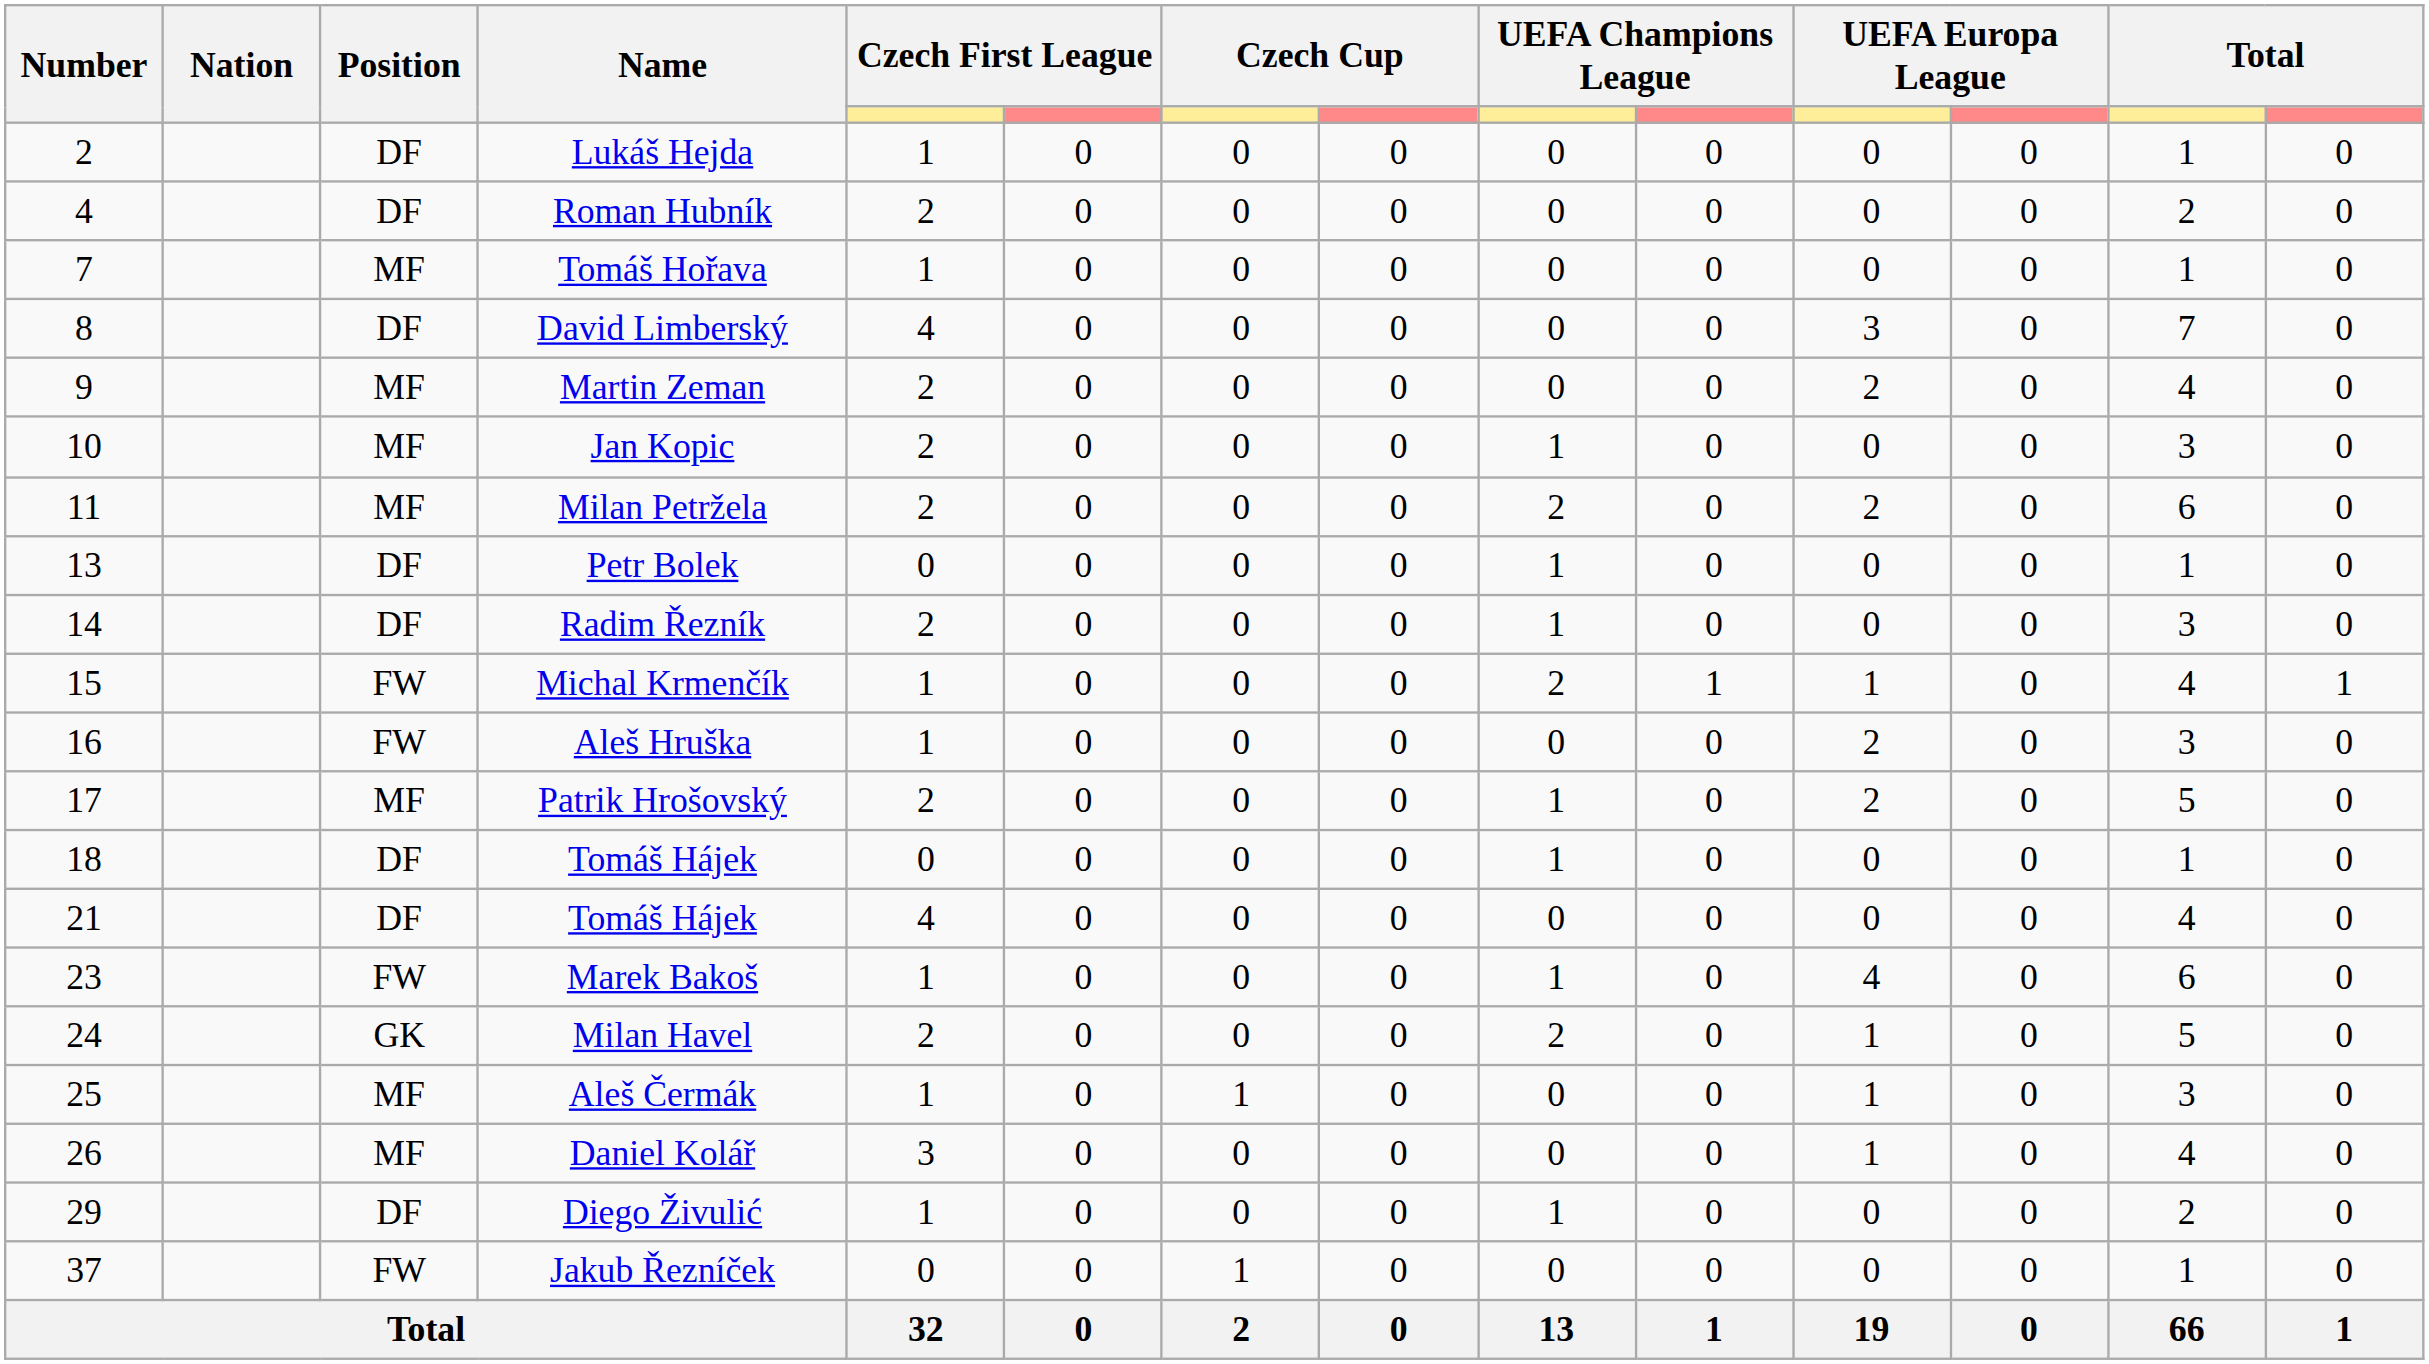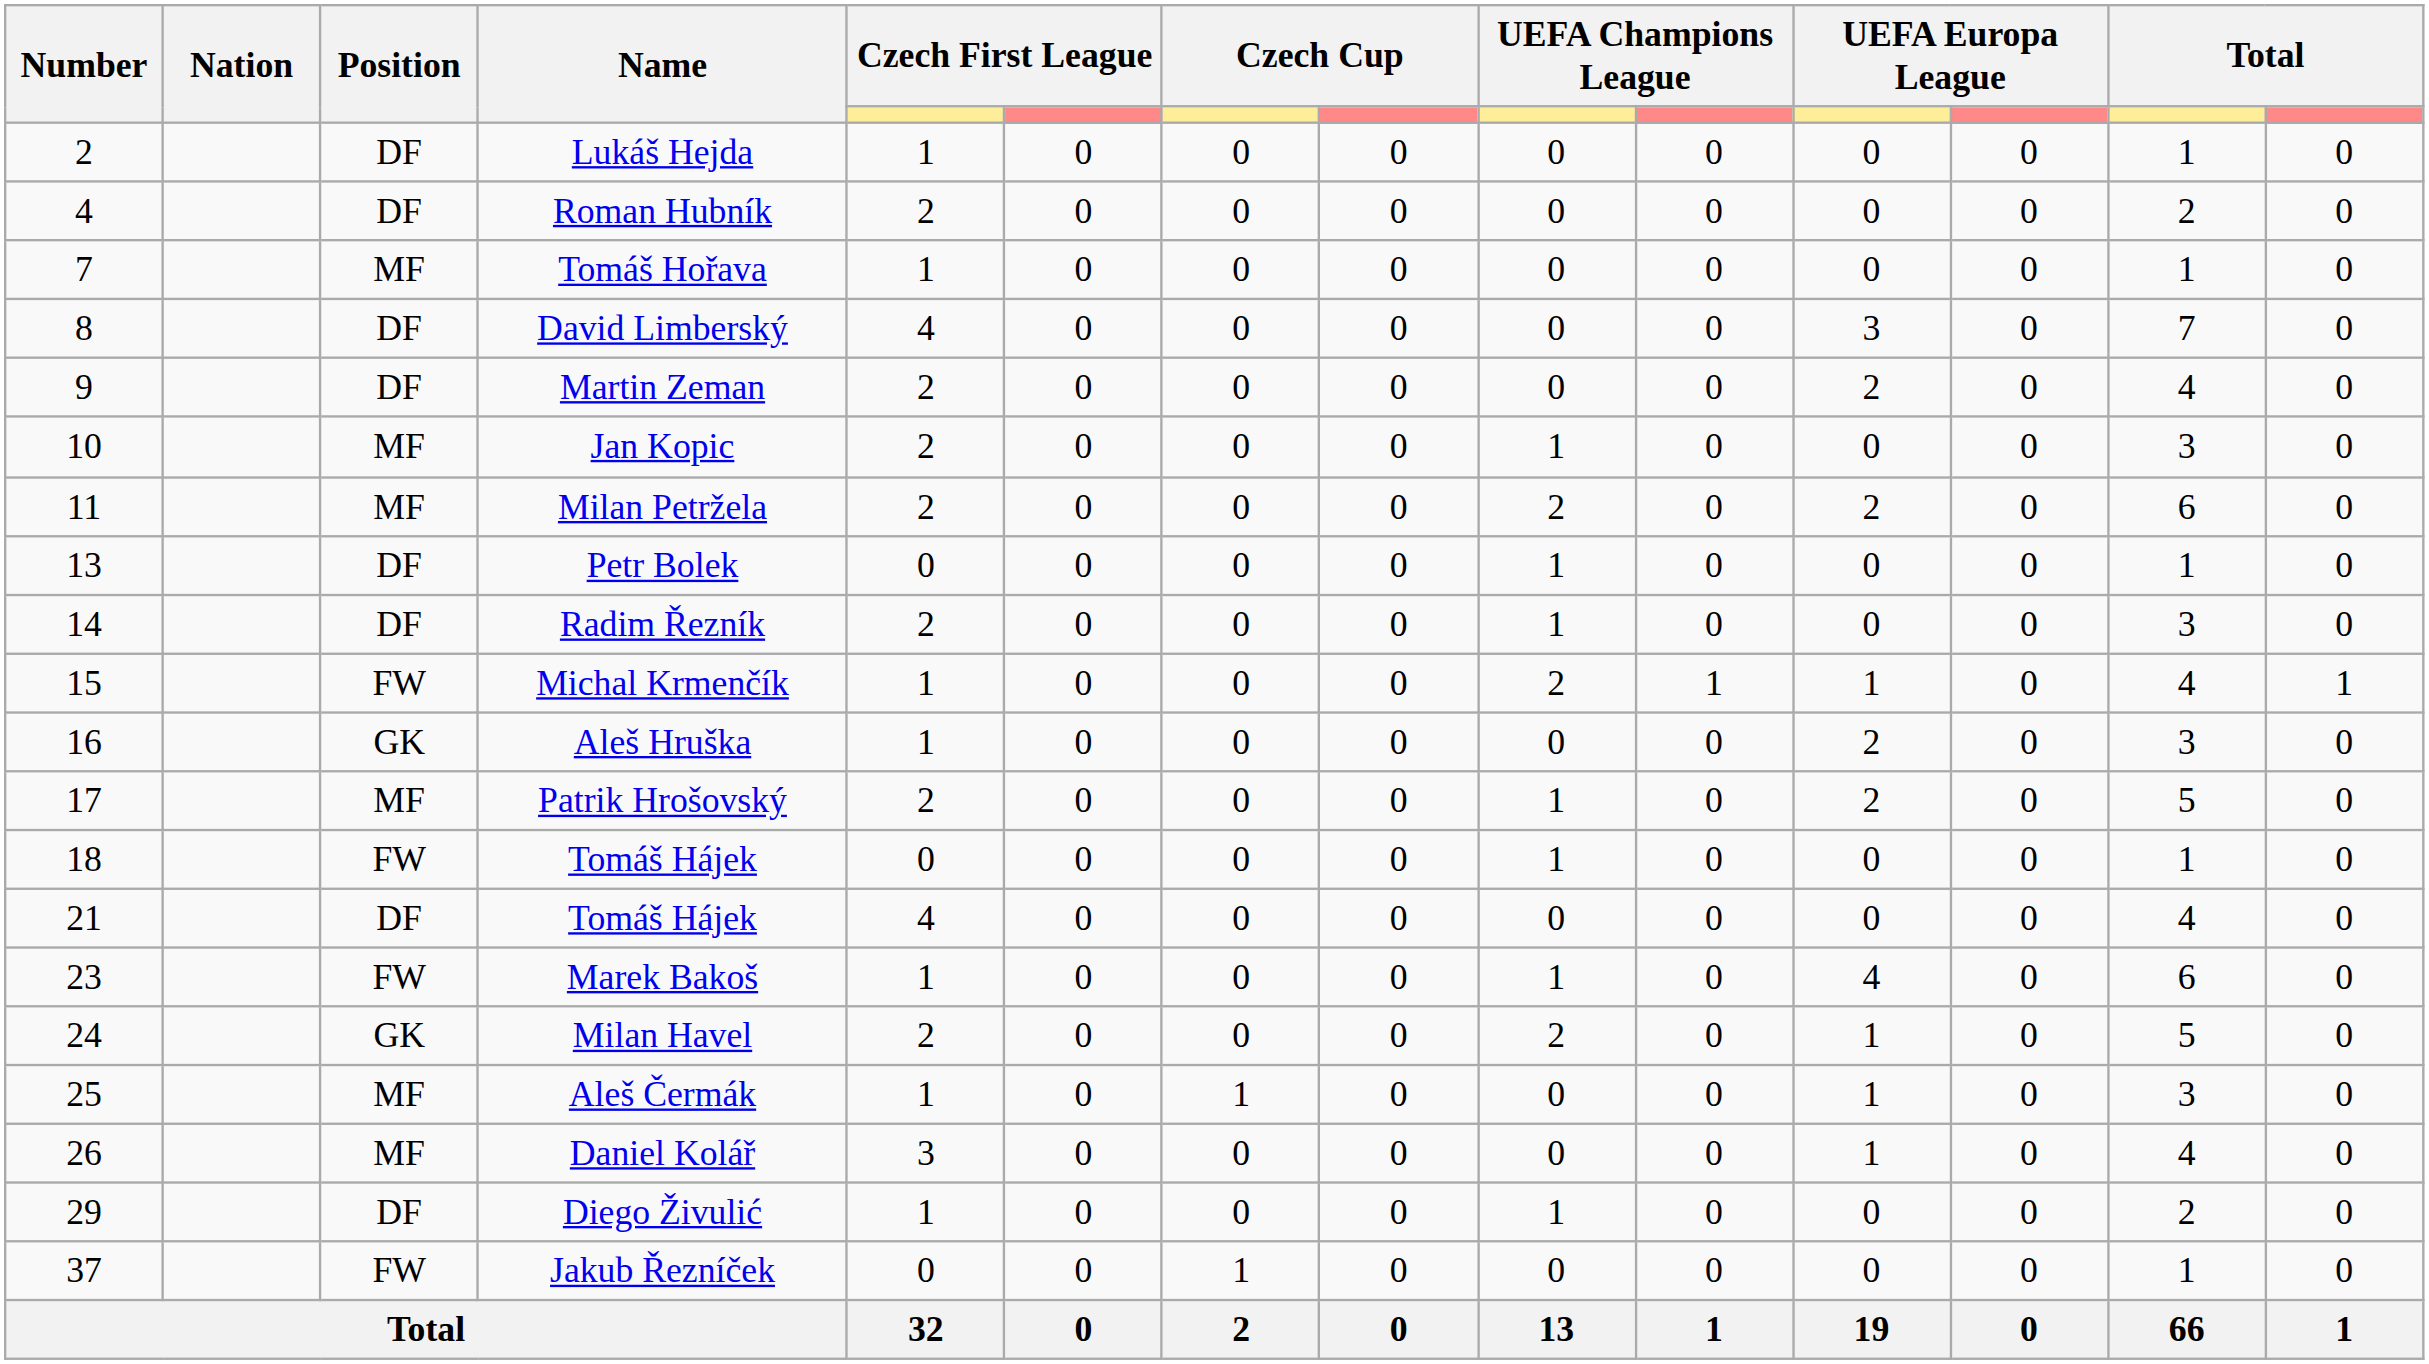(399, 387) MF -> (399, 387) DF
(399, 740) FW -> (399, 740) GK
(399, 858) DF -> (399, 858) FW
